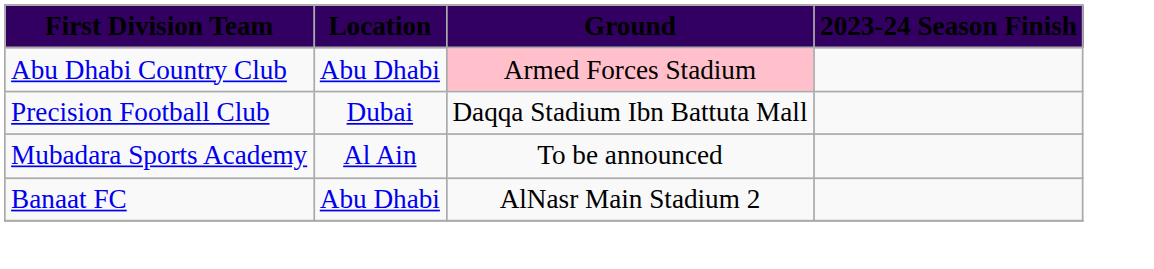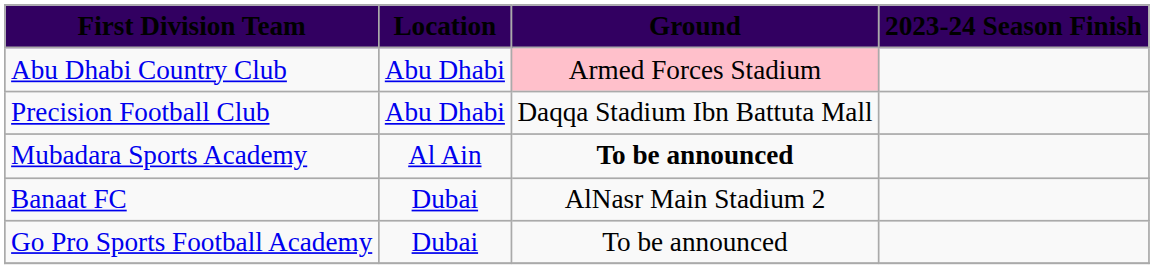(380, 112) Dubai -> (445, 112) Abu Dhabi
(630, 155) normal -> (695, 155) bold
(380, 198) Abu Dhabi -> (445, 198) Dubai
+ row: (192, 241)
